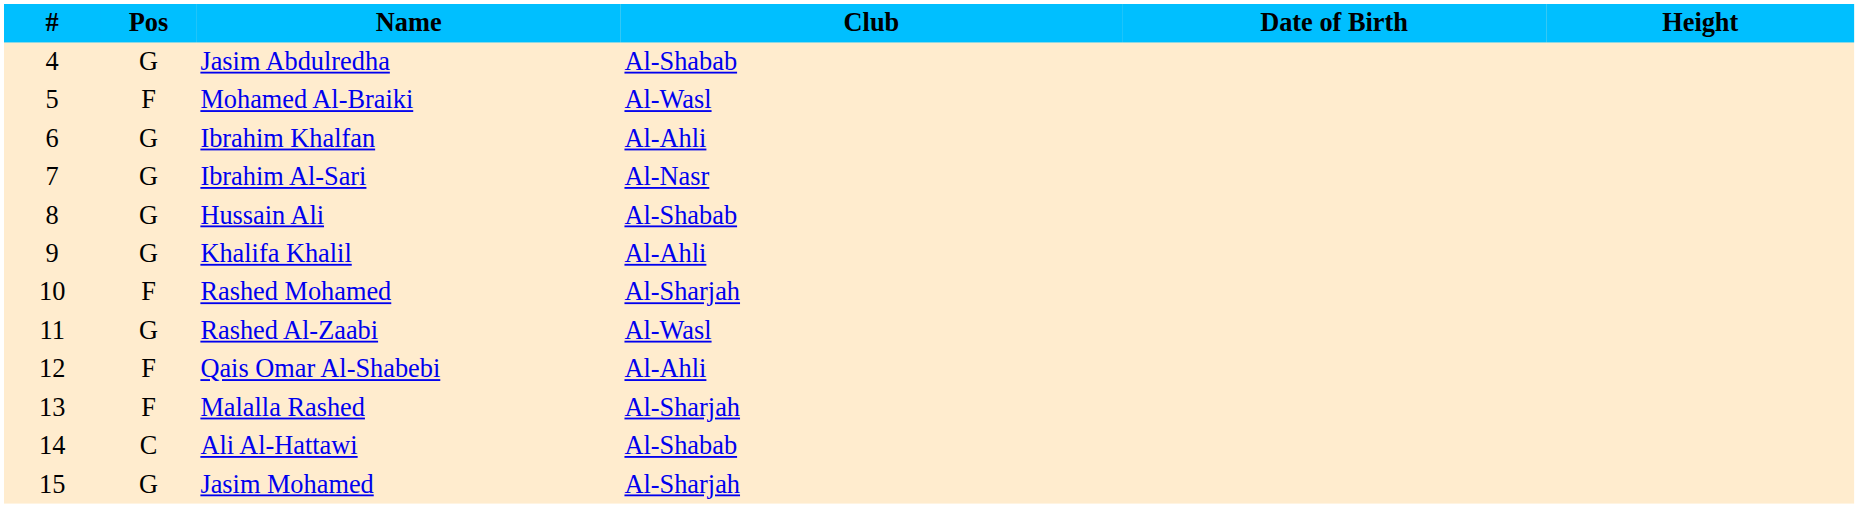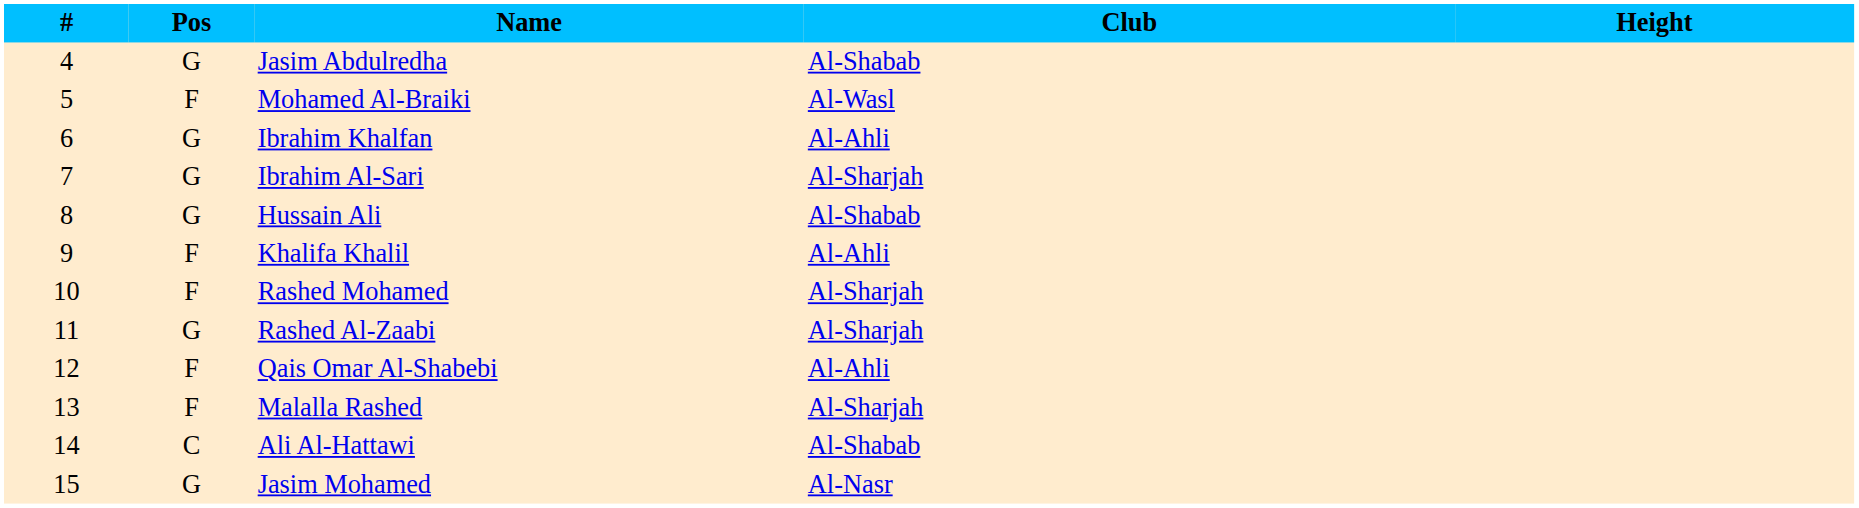- column: (1334, 22)
(667, 176) Al-Nasr -> (866, 176) Al-Sharjah
(149, 253) G -> (192, 253) F
(668, 330) Al-Wasl -> (866, 330) Al-Sharjah
(682, 483) Al-Sharjah -> (850, 483) Al-Nasr
